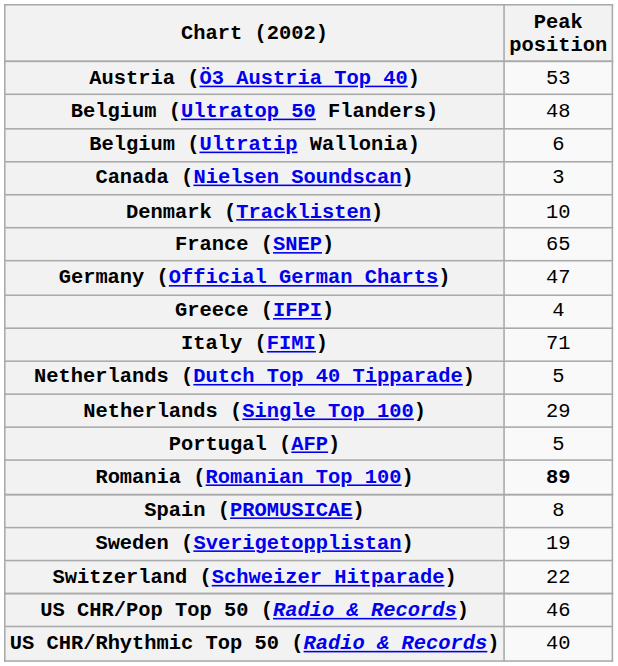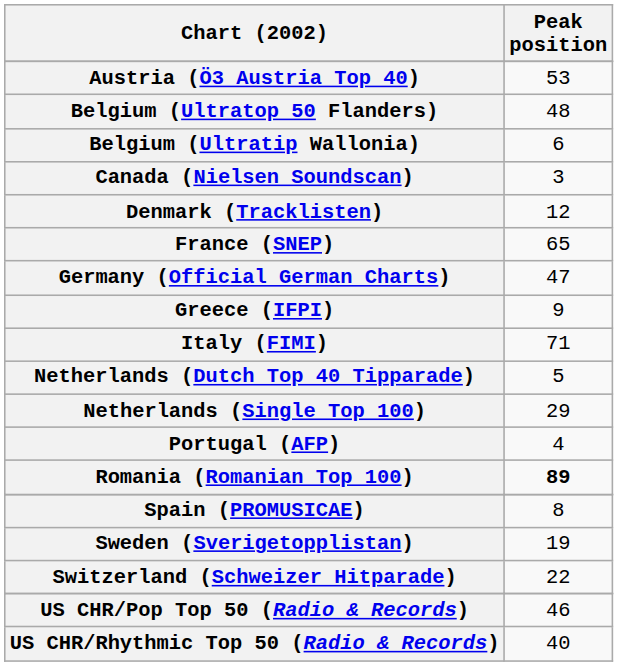(558, 211) 10 -> (558, 211) 12
(558, 311) 4 -> (558, 311) 9
(558, 444) 5 -> (558, 444) 4
